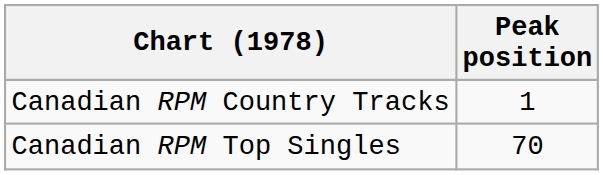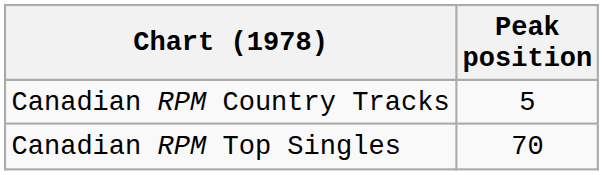(527, 102) 1 -> (527, 102) 5
